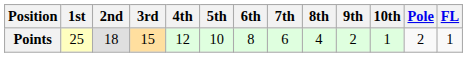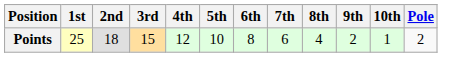- column: (450, 15)
